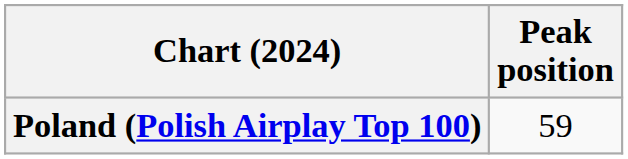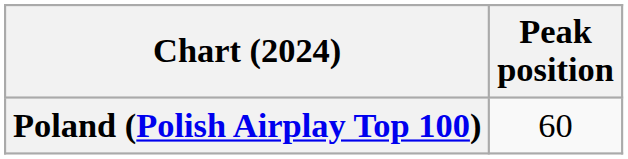(556, 125) 59 -> (556, 125) 60
